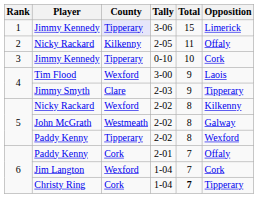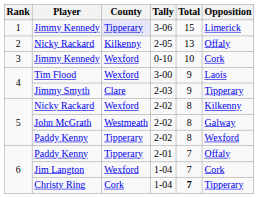(189, 43) 11 -> (189, 43) 13
(124, 59) Tipperary -> (121, 59) Wexford
(114, 153) Cork -> (124, 153) Tipperary
